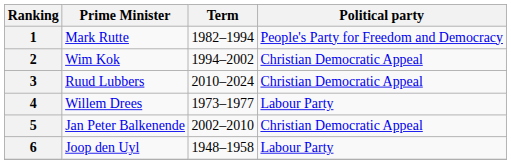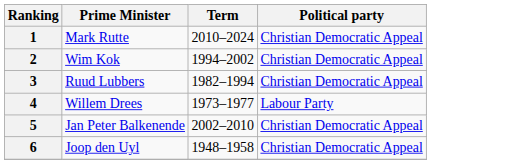(223, 37) 1982–1994 -> (223, 37) 2010–2024
(382, 37) People's Party for Freedom and Democracy -> (342, 37) Christian Democratic Appeal
(223, 81) 2010–2024 -> (223, 81) 1982–1994
(297, 147) Labour Party -> (342, 147) Christian Democratic Appeal
